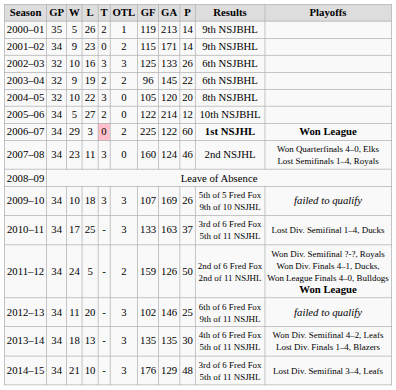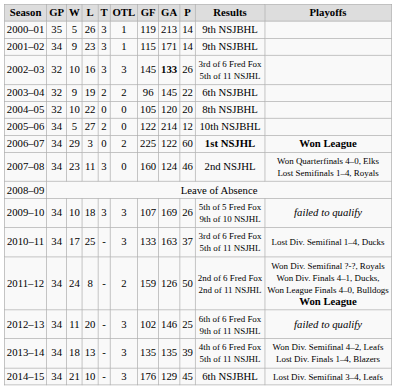(104, 30) 2 -> (104, 30) 3
(104, 47) 0 -> (104, 47) 3
(124, 47) 2 -> (124, 47) 1
(148, 64) 125 -> (148, 70) 145
(169, 64) normal -> (169, 70) bold
(230, 64) 6th NSJBHL -> (230, 70) 3rd of 6 Fred Fox 5th of 11 NSJHL
(104, 98) 3 -> (104, 110) 0
(104, 132) pink background -> (104, 144) no background
(90, 271) 5 -> (90, 283) 8
(187, 341) 30 -> (187, 353) 39
(187, 370) 48 -> (187, 376) 45
(230, 371) 3rd of 6 Fred Fox 5th of 11 NSJHL -> (230, 376) 6th NSJBHL
